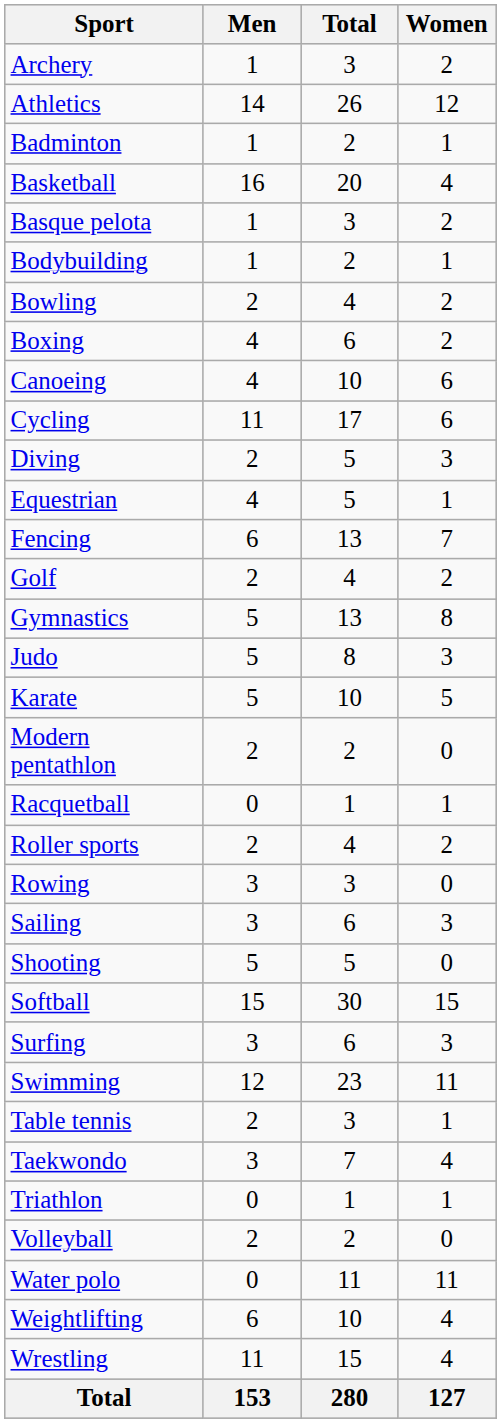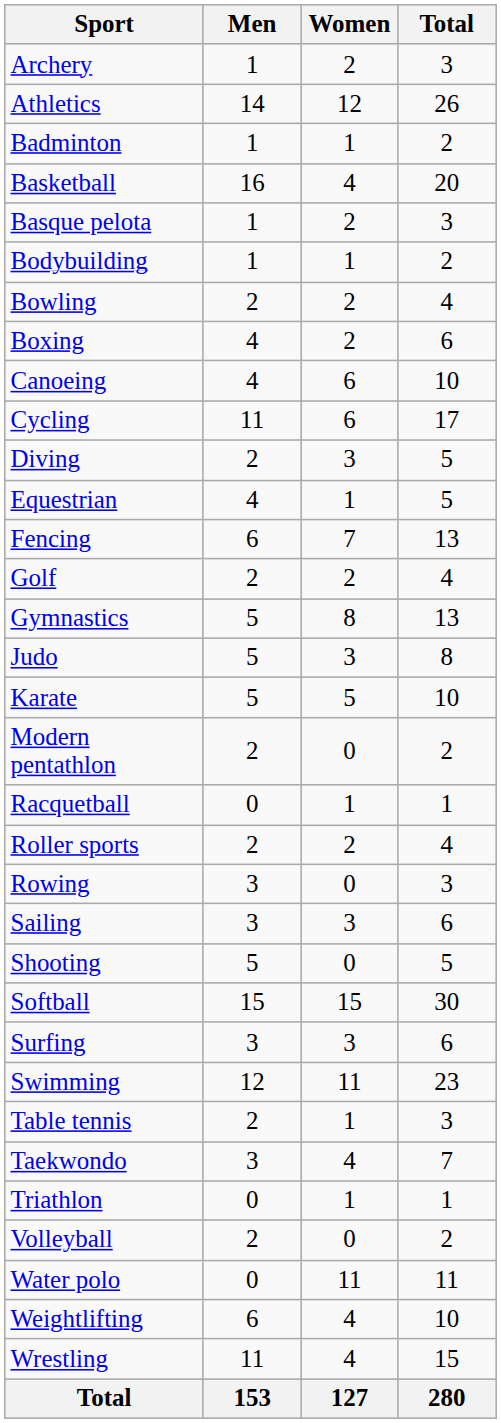columns swapped: (447, 24) <-> (349, 24)
